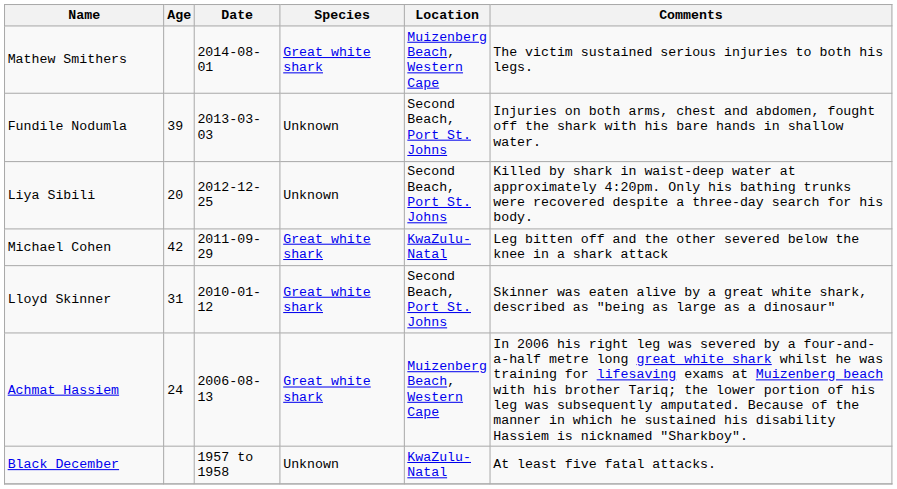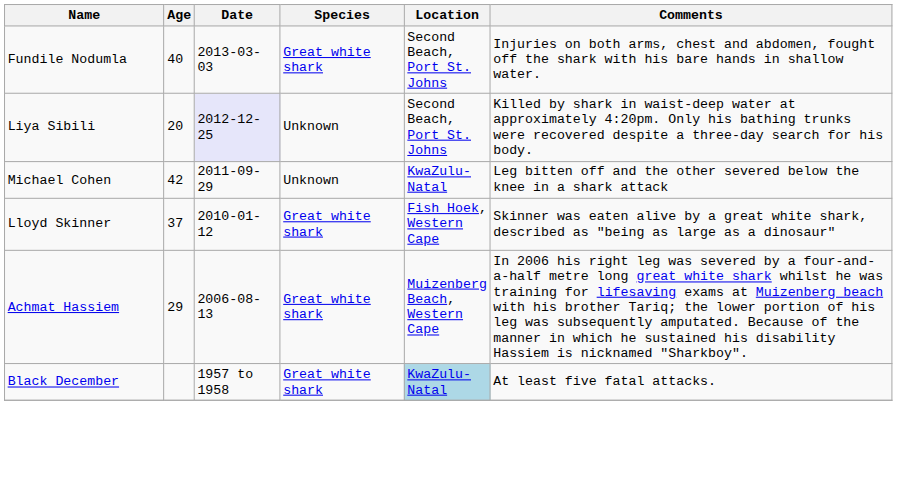- row: (67, 60)
(175, 127) 39 -> (175, 60) 40
(311, 127) Unknown -> (327, 60) Great white shark
(229, 195) no background -> (229, 127) lavender background
(327, 247) Great white shark -> (311, 180) Unknown
(175, 299) 31 -> (175, 224) 37
(439, 299) Second Beach, Port St. Johns -> (447, 224) Fish Hoek, Western Cape
(175, 390) 24 -> (175, 307) 29
(311, 465) Unknown -> (327, 382) Great white shark
(439, 465) no background -> (439, 382) lightblue background
